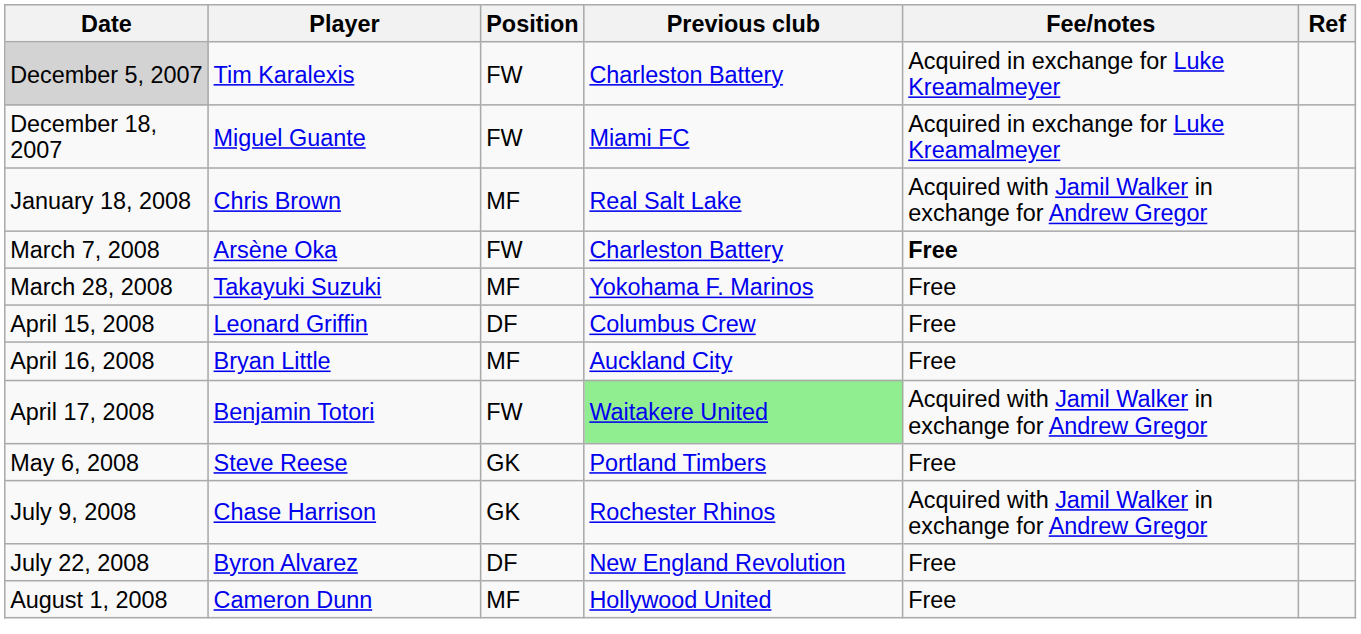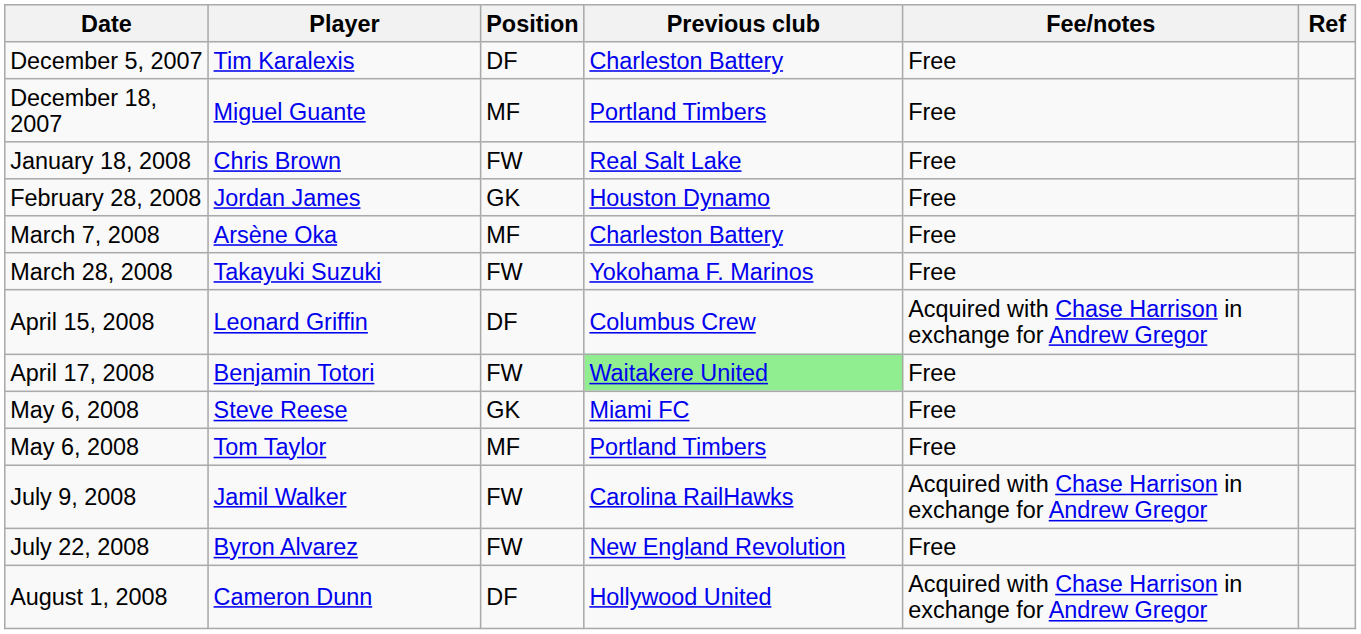(106, 74) lightgrey background -> (106, 61) no background
(504, 74) FW -> (502, 61) DF
(1066, 74) Acquired in exchange for Luke Kreamalmeyer -> (932, 61) Free
(504, 137) FW -> (503, 111) MF
(639, 137) Miami FC -> (678, 111) Portland Timbers
(1066, 137) Acquired in exchange for Luke Kreamalmeyer -> (932, 111) Free
(503, 200) MF -> (504, 161) FW
(1061, 200) Acquired with Jamil Walker in exchange for Andrew Gregor -> (932, 161) Free
+ row: (287, 198)
(504, 250) FW -> (503, 235) MF
(933, 250) bold -> (932, 235) normal
(503, 287) MF -> (504, 272) FW
(932, 324) Free -> (1075, 322) Acquired with Chase Harrison in exchange for Andrew Gregor
- row: (272, 361)
(1061, 412) Acquired with Jamil Walker in exchange for Andrew Gregor -> (932, 372) Free
(678, 462) Portland Timbers -> (639, 409) Miami FC
+ row: (270, 446)
- row: (295, 512)
+ row: (280, 497)
(502, 562) DF -> (504, 547) FW
(503, 599) MF -> (502, 597) DF
(932, 599) Free -> (1075, 597) Acquired with Chase Harrison in exchange for Andrew Gregor
